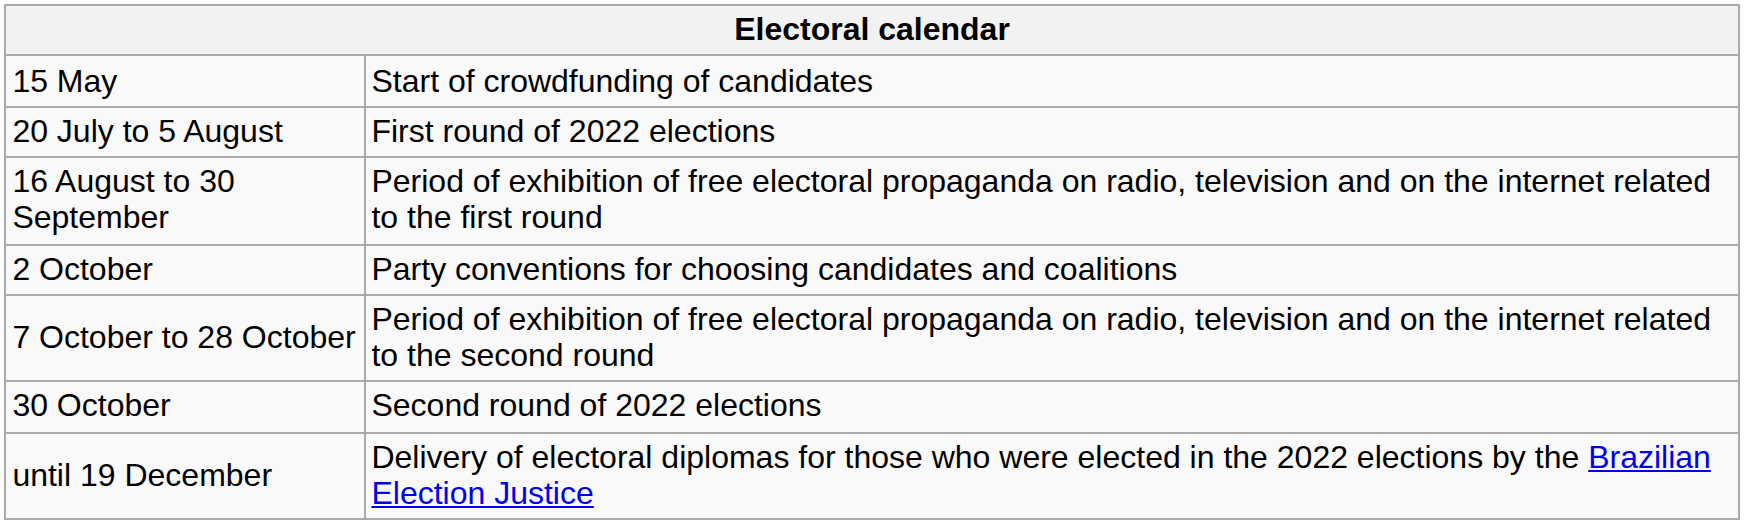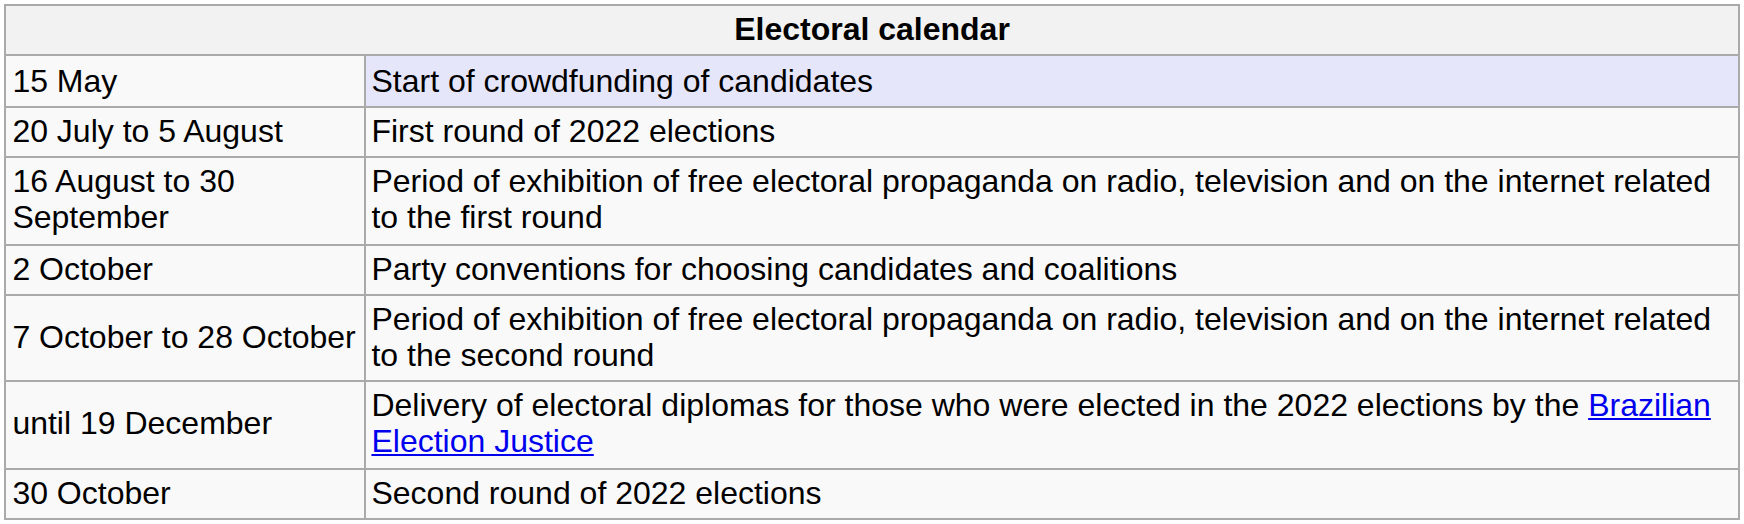(622, 80) no background -> (622, 80) lavender background
rows swapped: (92, 406) <-> (142, 475)
